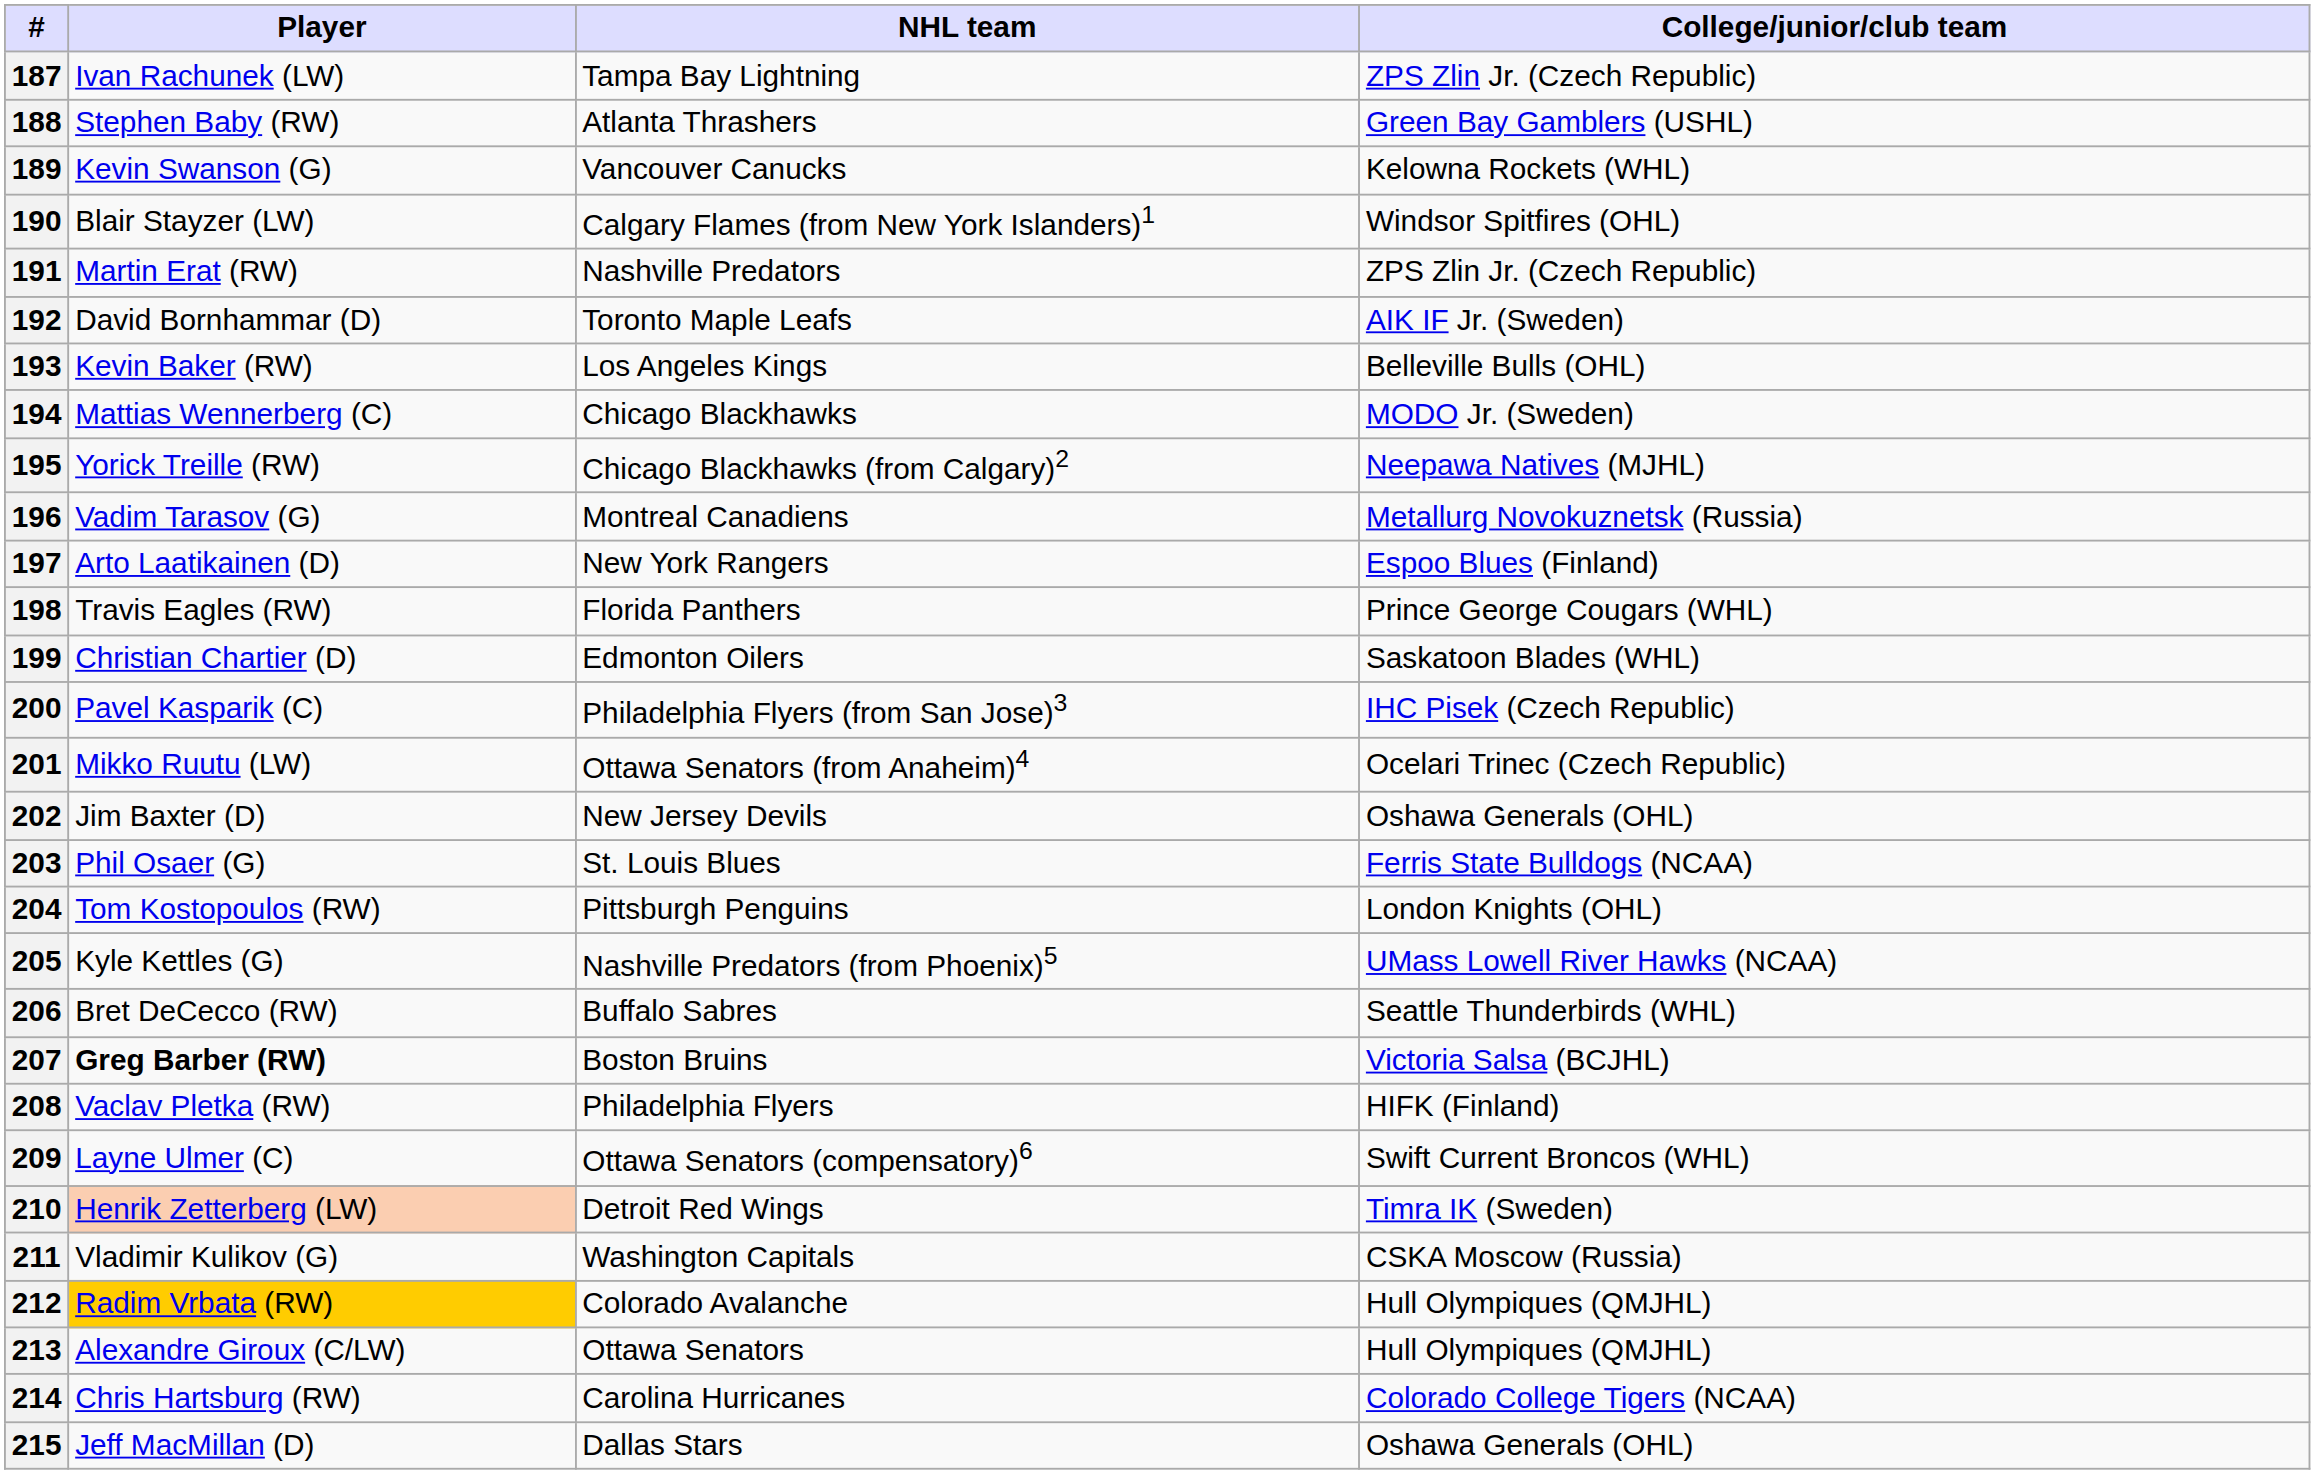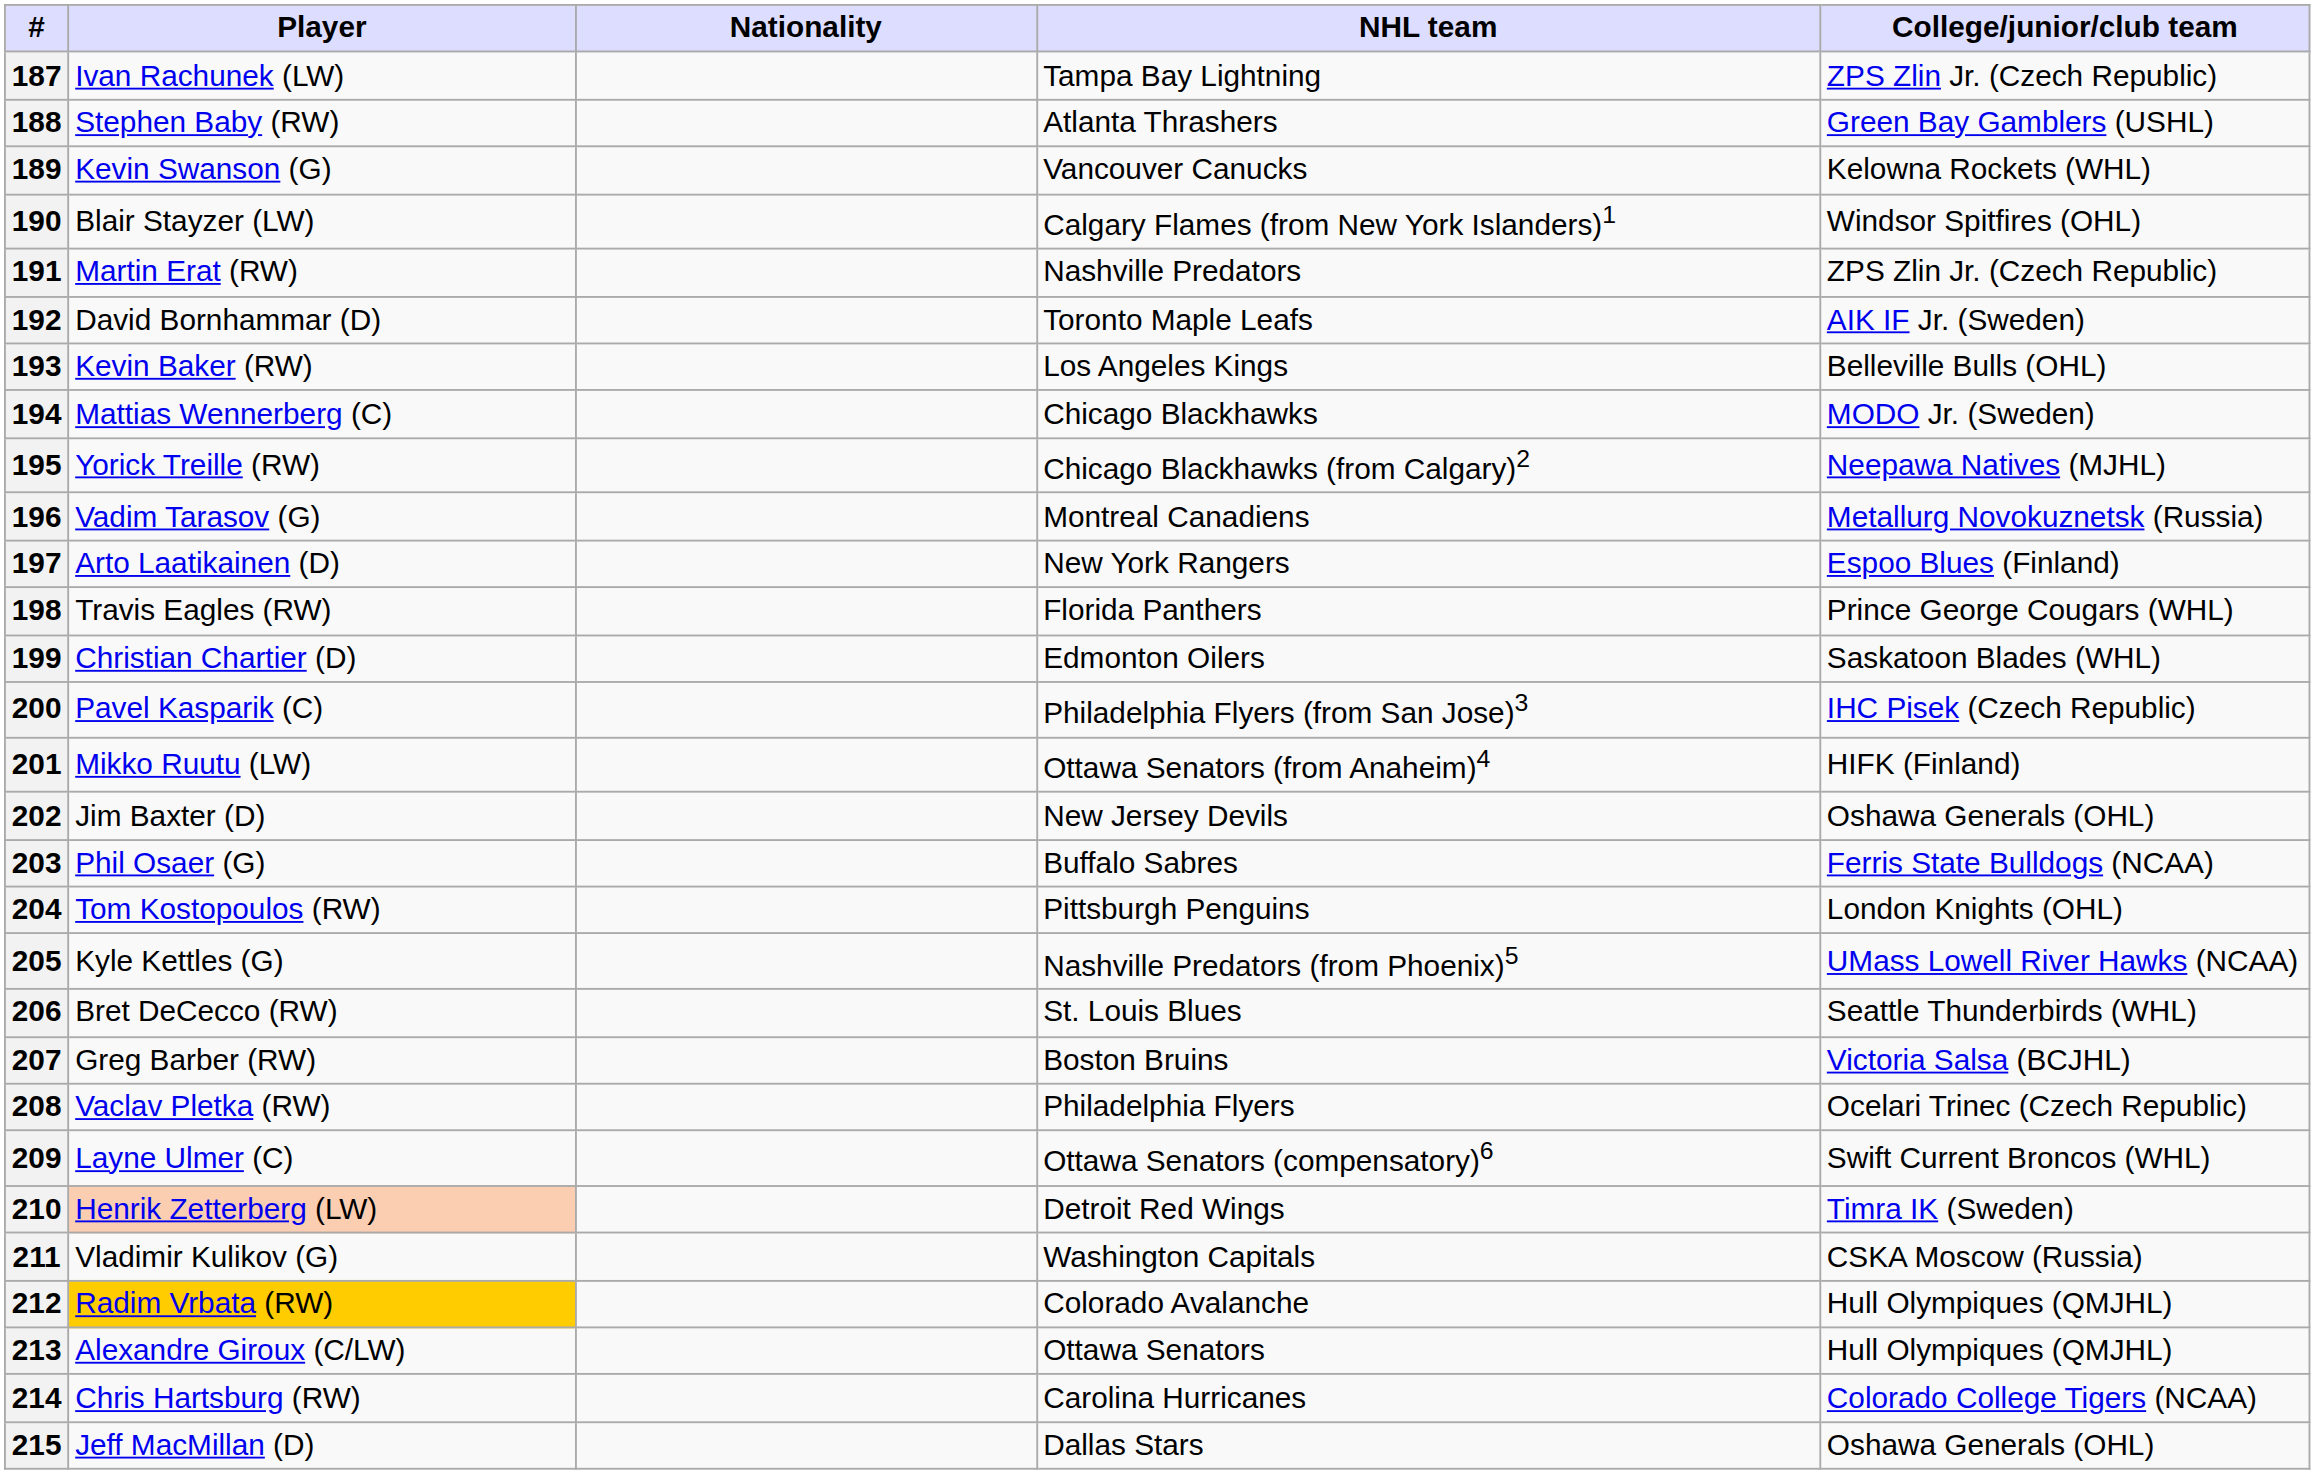+ column: (806, 28)
(1576, 764) Ocelari Trinec (Czech Republic) -> (1924, 764) HIFK (Finland)
(681, 862) St. Louis Blues -> (1141, 862) Buffalo Sabres
(680, 1012) Buffalo Sabres -> (1142, 1012) St. Louis Blues
(201, 1059) bold -> (196, 1059) normal
(1463, 1106) HIFK (Finland) -> (2037, 1106) Ocelari Trinec (Czech Republic)
